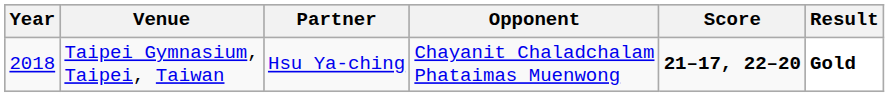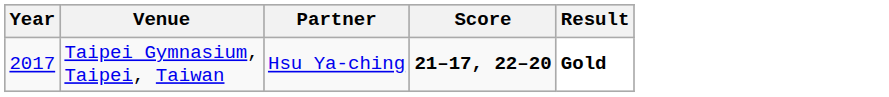- column: (534, 21)
(32, 64) 2018 -> (32, 64) 2017
